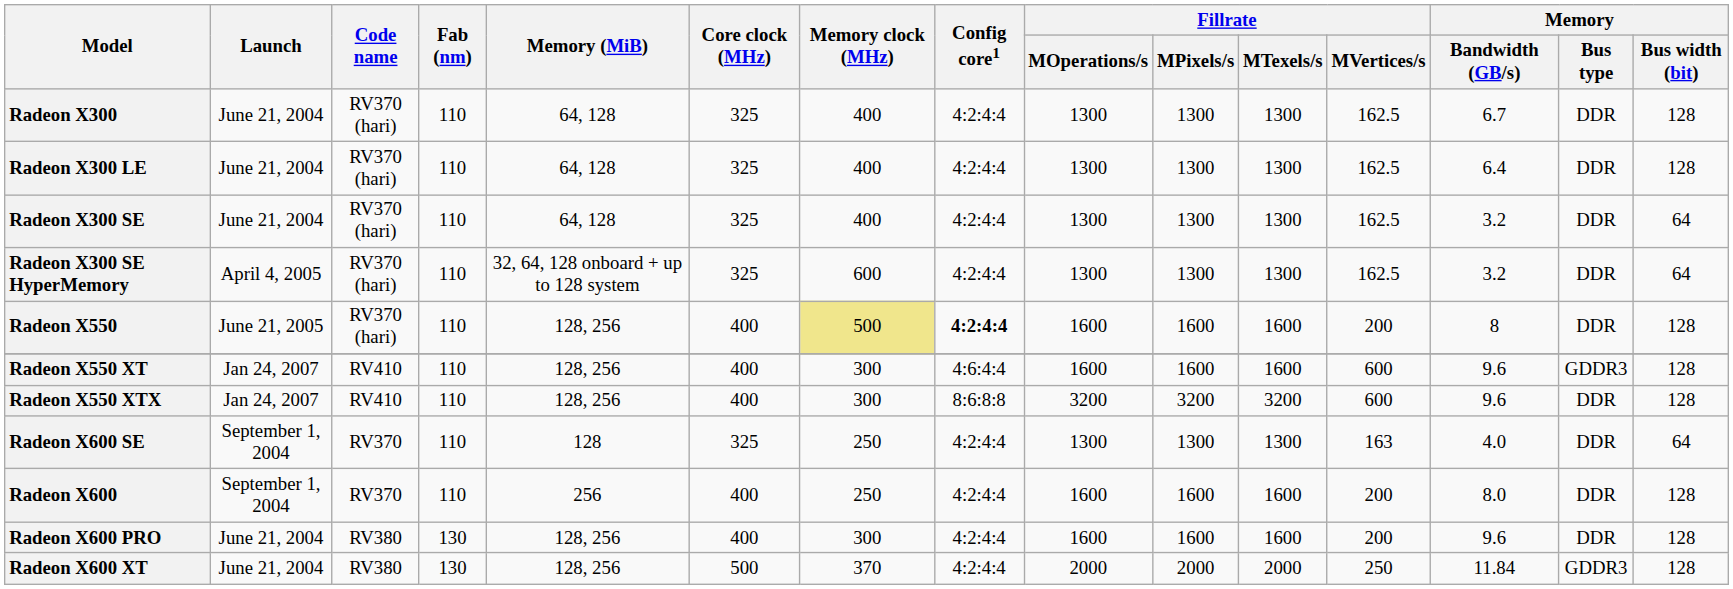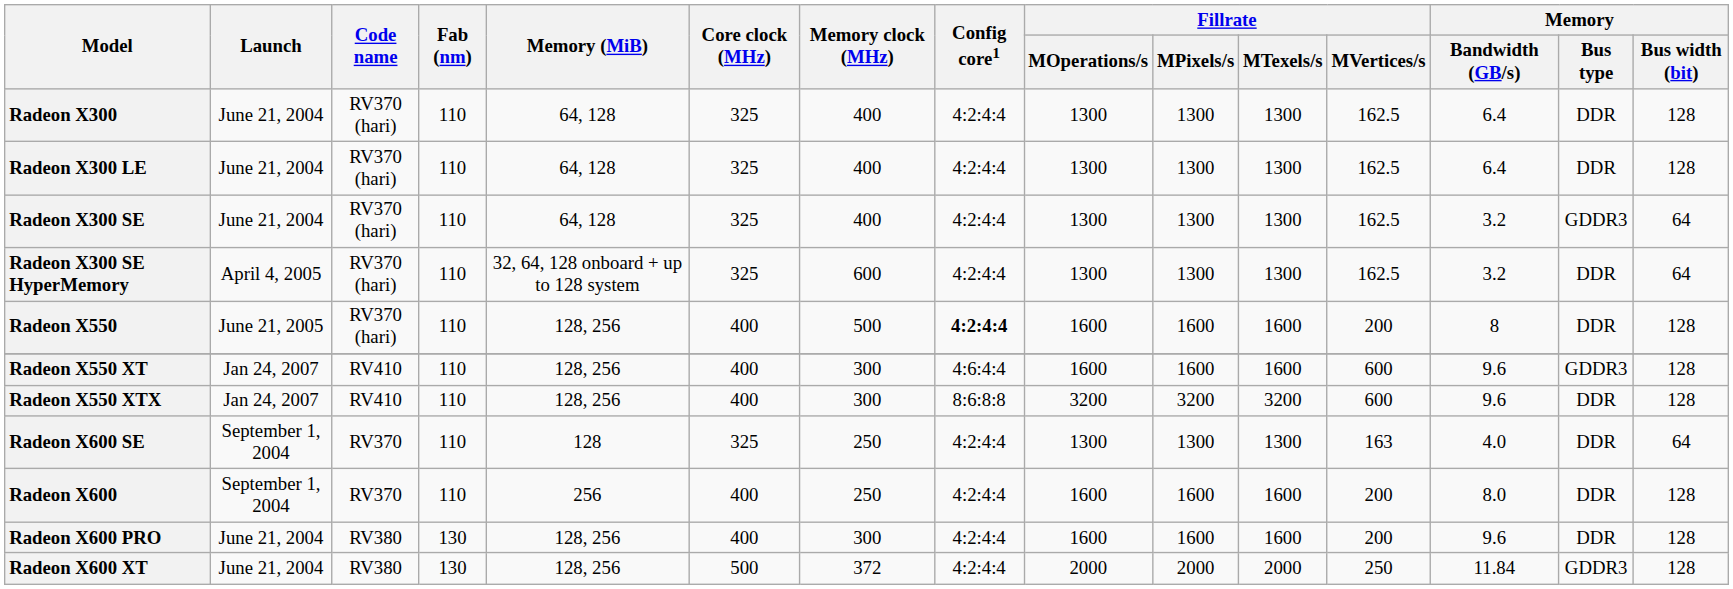(1494, 114) 6.7 -> (1494, 114) 6.4
(1596, 220) DDR -> (1596, 220) GDDR3
(867, 326) khaki background -> (867, 326) no background
(867, 567) 370 -> (867, 567) 372
